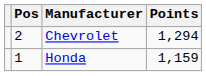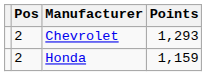(178, 38) 1,294 -> (178, 38) 1,293
(18, 60) 1 -> (18, 60) 2
